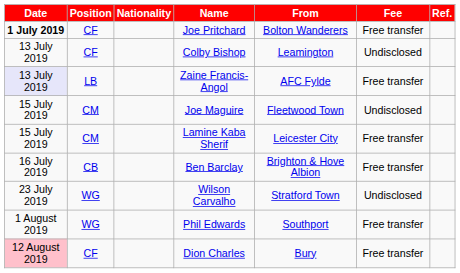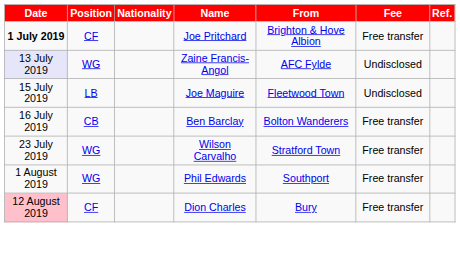(305, 30) Bolton Wanderers -> (306, 36) Brighton & Hove Albion
- row: (214, 53)
(91, 81) LB -> (91, 65) WG
(393, 81) Free transfer -> (393, 65) Undisclosed
(91, 110) CM -> (91, 93) LB
- row: (214, 139)
(305, 167) Brighton & Hove Albion -> (306, 122) Bolton Wanderers
(393, 196) Undisclosed -> (393, 151) Free transfer
